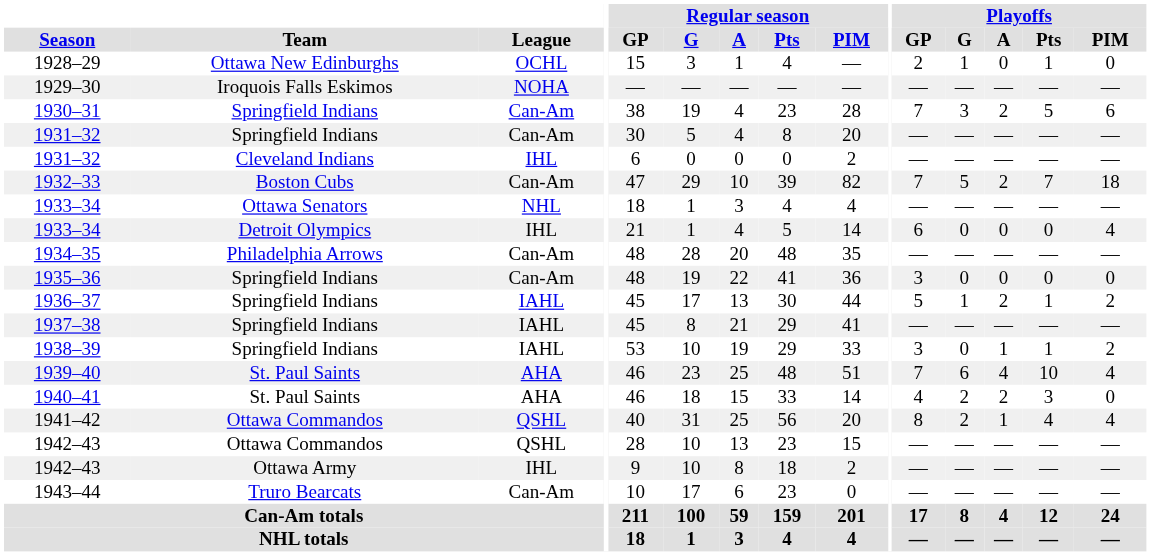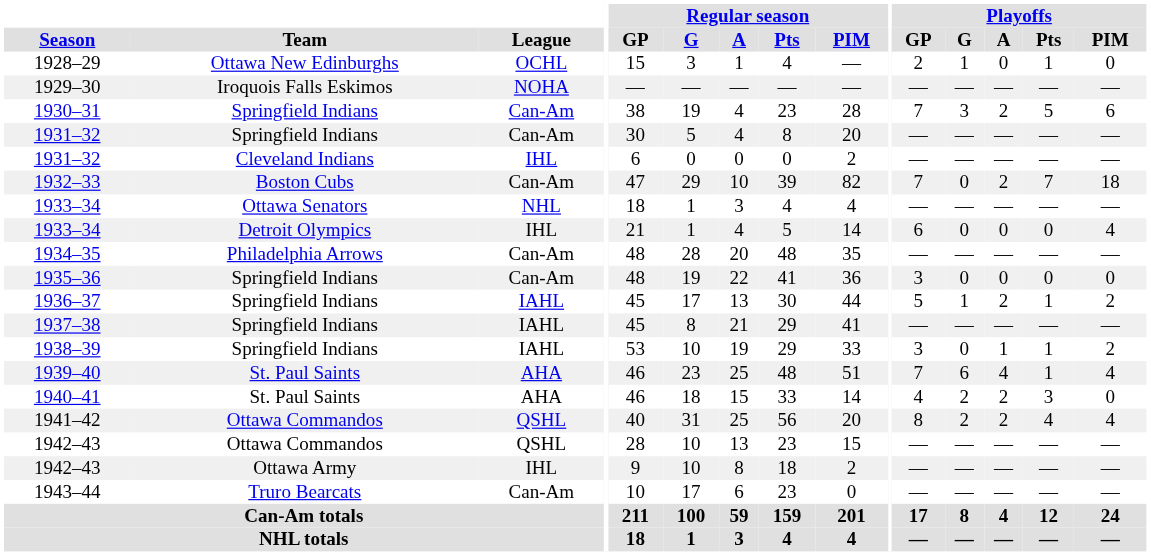(964, 182) 5 -> (964, 182) 0
(1049, 372) 10 -> (1049, 372) 1
(1004, 420) 1 -> (1004, 420) 2
